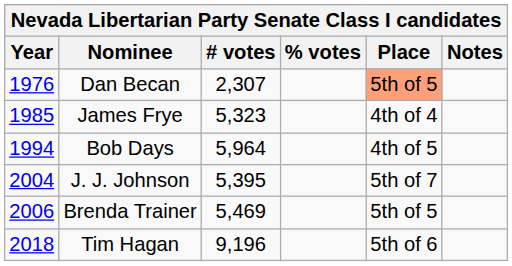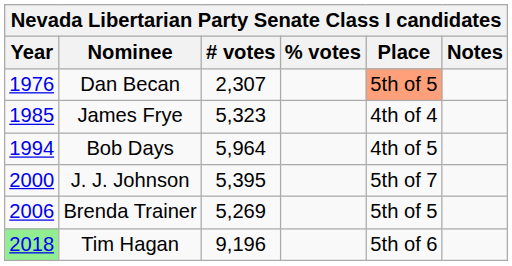(32, 180) 2004 -> (32, 180) 2000
(241, 212) 5,469 -> (241, 212) 5,269
(32, 244) no background -> (32, 244) lightgreen background
